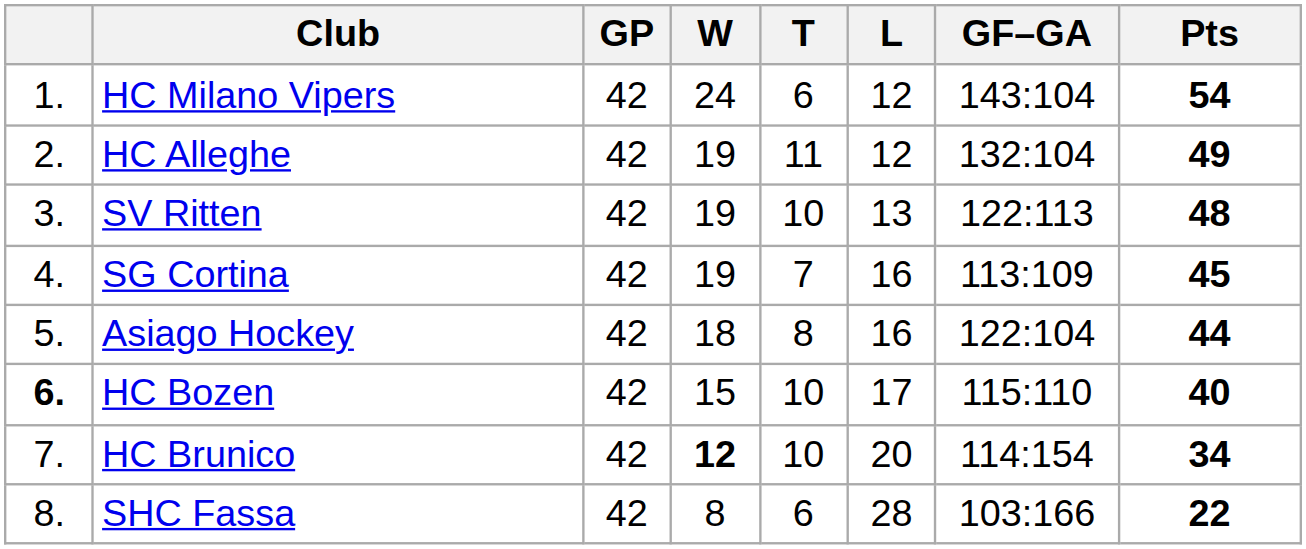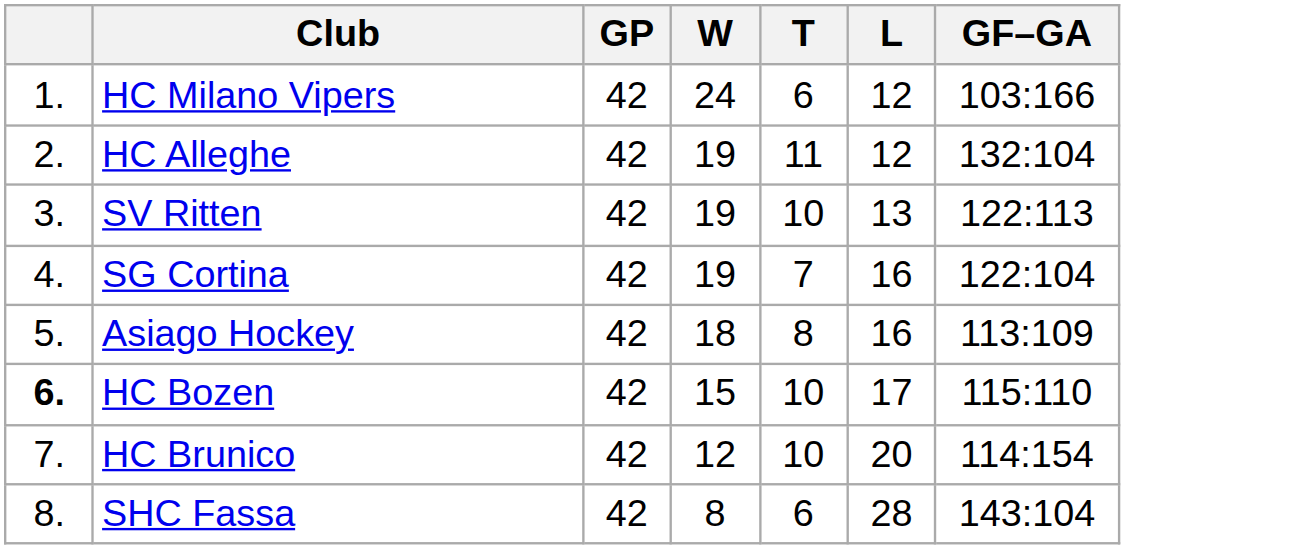- column: (1210, 34)
(1027, 94) 143:104 -> (1027, 94) 103:166
(1027, 273) 113:109 -> (1027, 273) 122:104
(1027, 333) 122:104 -> (1027, 333) 113:109
(715, 453) bold -> (715, 453) normal
(1027, 513) 103:166 -> (1027, 513) 143:104
